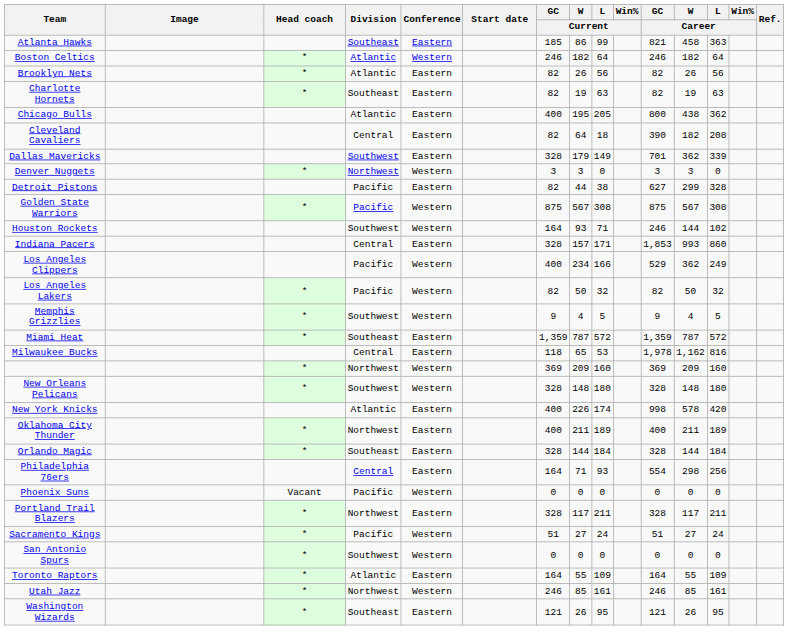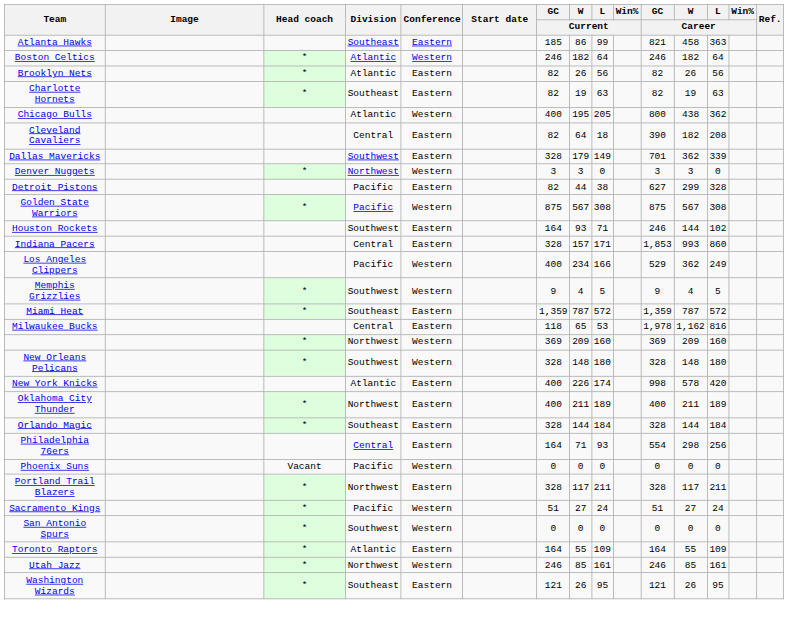(432, 115) Eastern -> (432, 115) Western
(432, 229) Western -> (432, 229) Eastern
- row: (55, 291)
